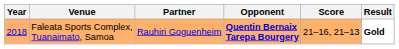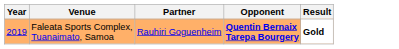- column: (331, 12)
(17, 32) 2018 -> (17, 32) 2019
